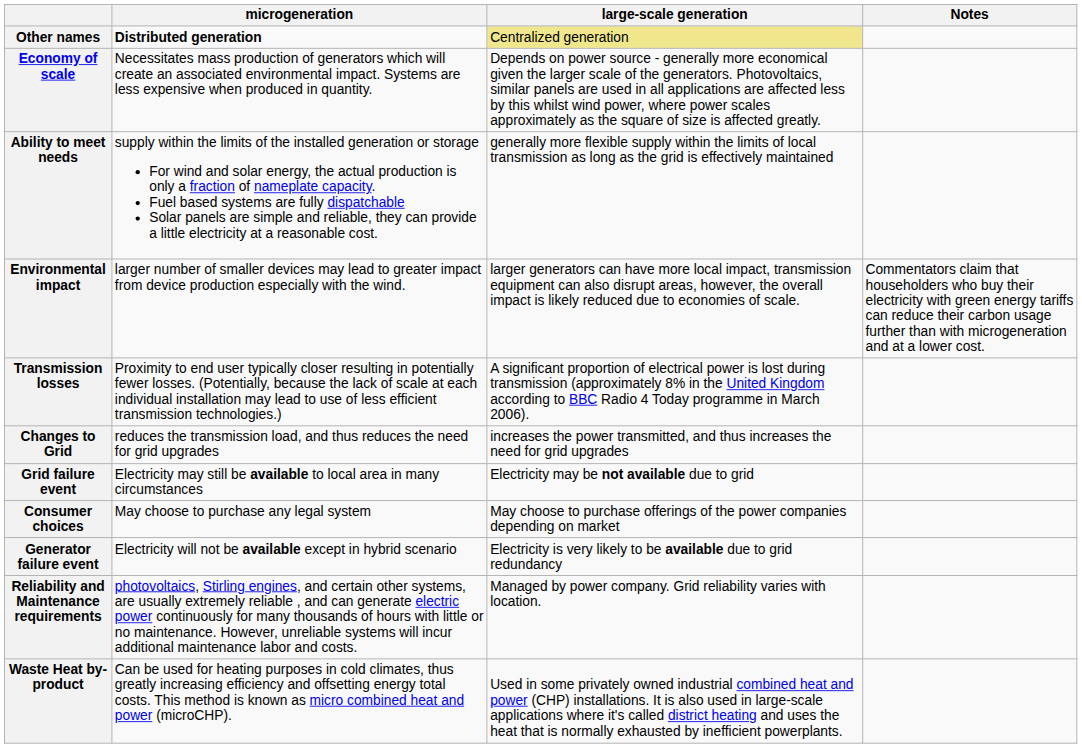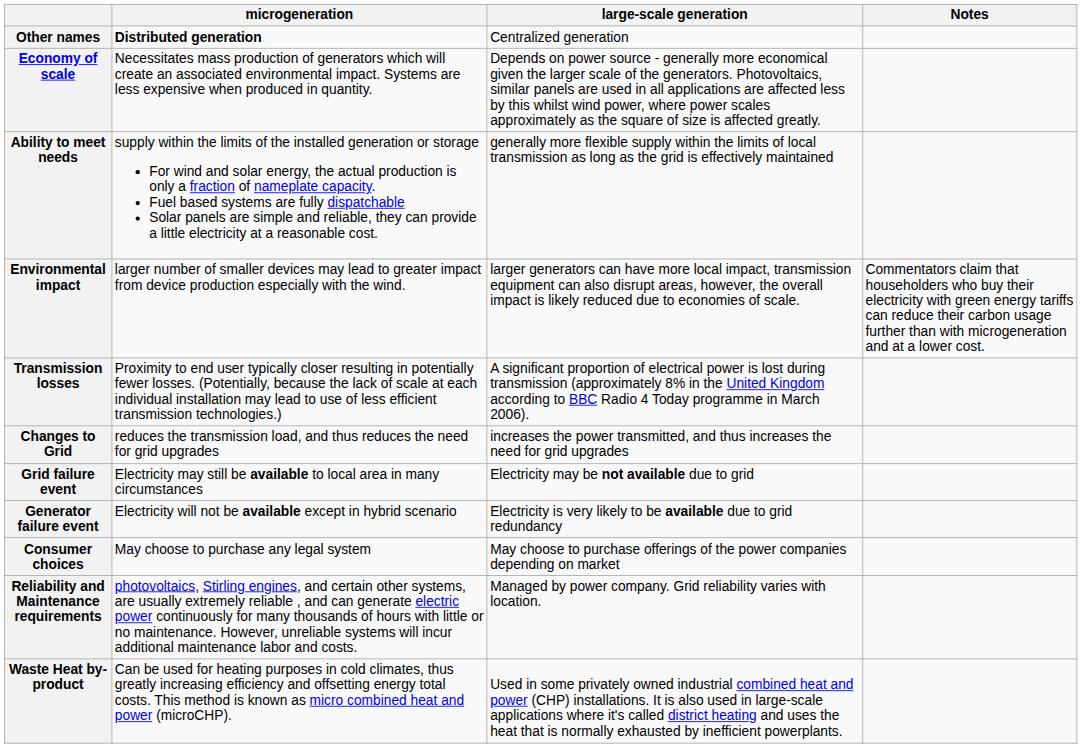(559, 37) khaki background -> (559, 37) no background
rows swapped: (58, 556) <-> (58, 519)
